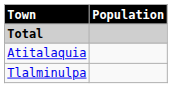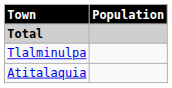rows swapped: (47, 53) <-> (47, 73)
